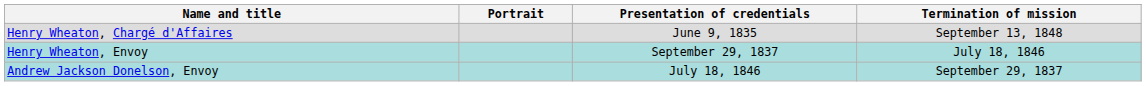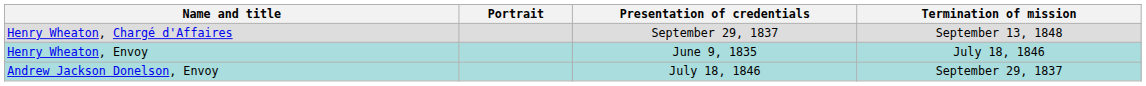(715, 33) June 9, 1835 -> (715, 33) September 29, 1837
(715, 52) September 29, 1837 -> (715, 52) June 9, 1835
